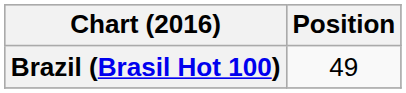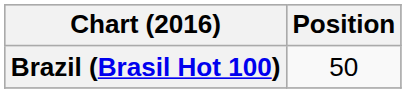(344, 66) 49 -> (344, 66) 50
